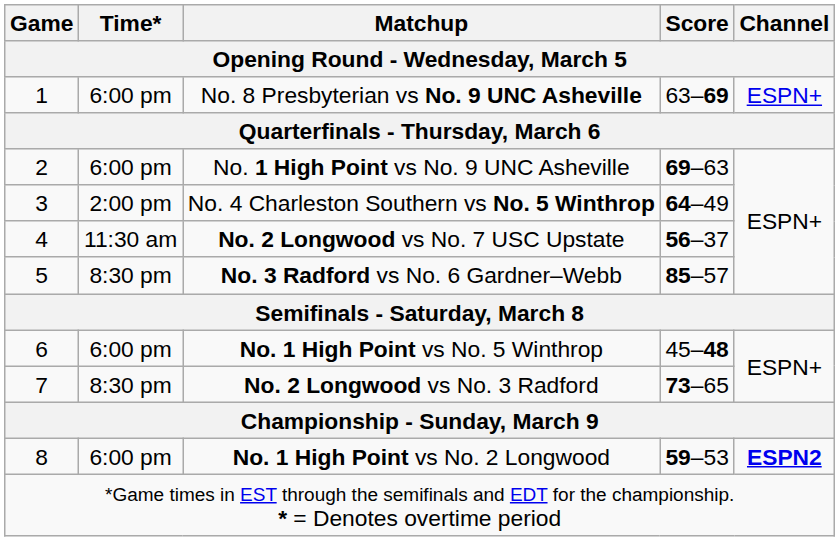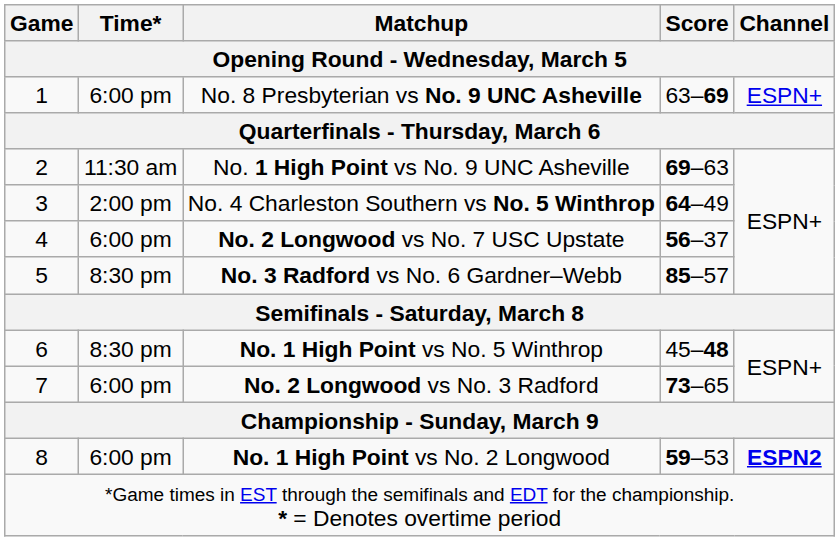(131, 167) 6:00 pm -> (131, 167) 11:30 am
(131, 240) 11:30 am -> (131, 240) 6:00 pm
(131, 348) 6:00 pm -> (131, 348) 8:30 pm
(131, 384) 8:30 pm -> (131, 384) 6:00 pm
